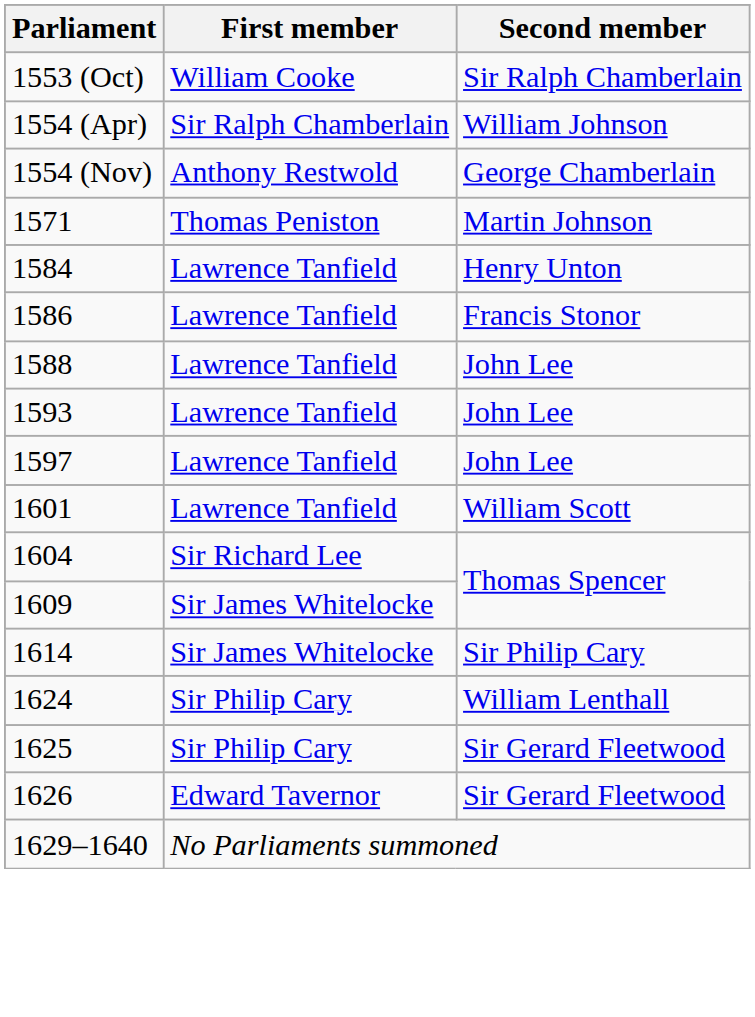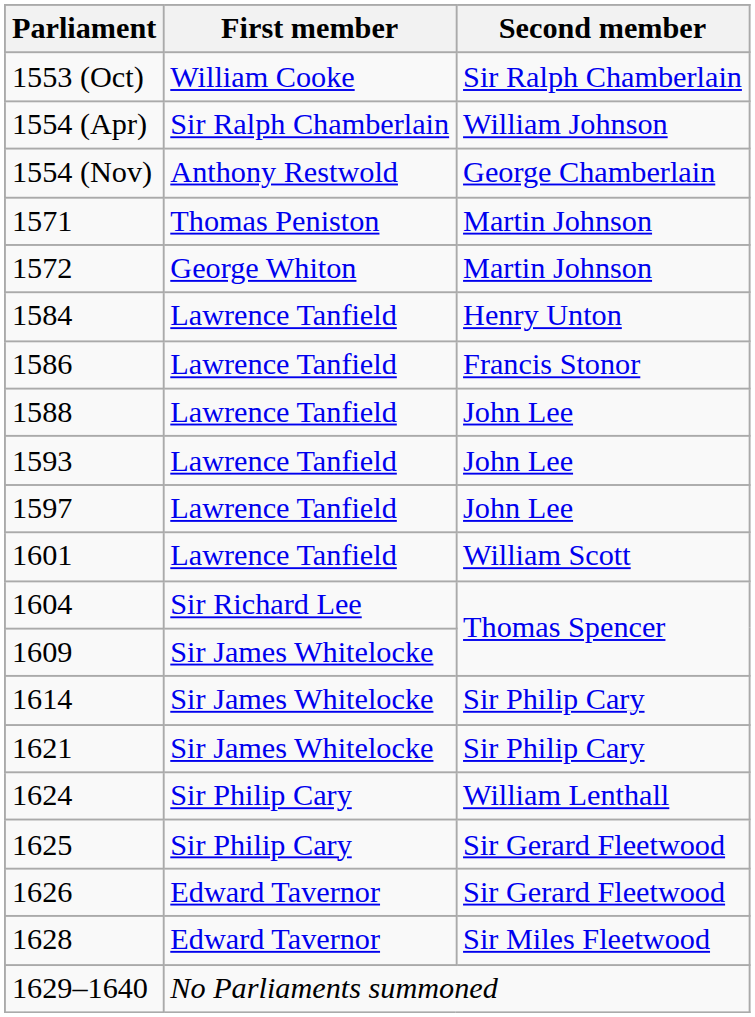+ row: (42, 268)
+ row: (42, 747)
+ row: (42, 939)
